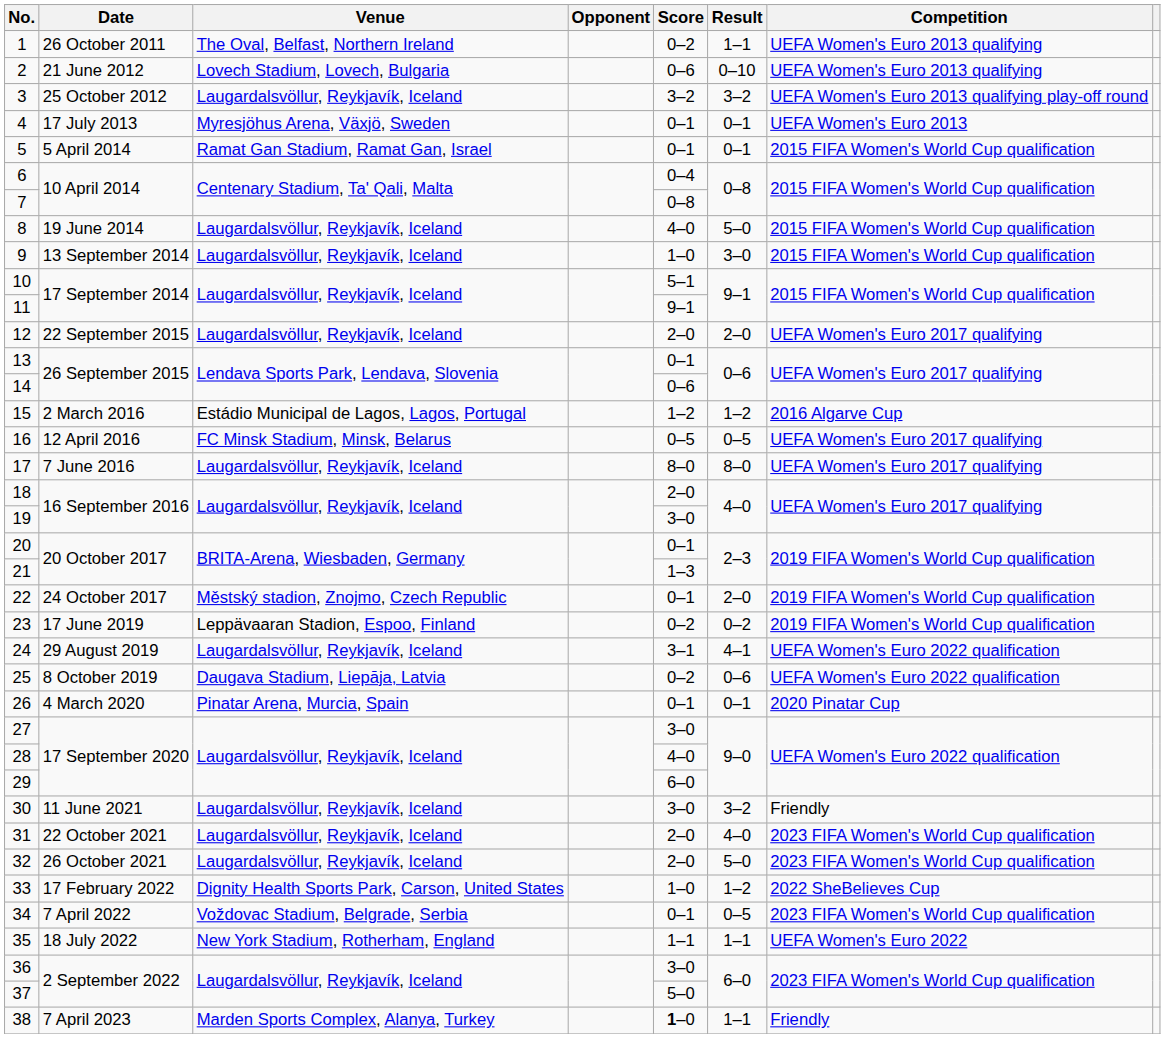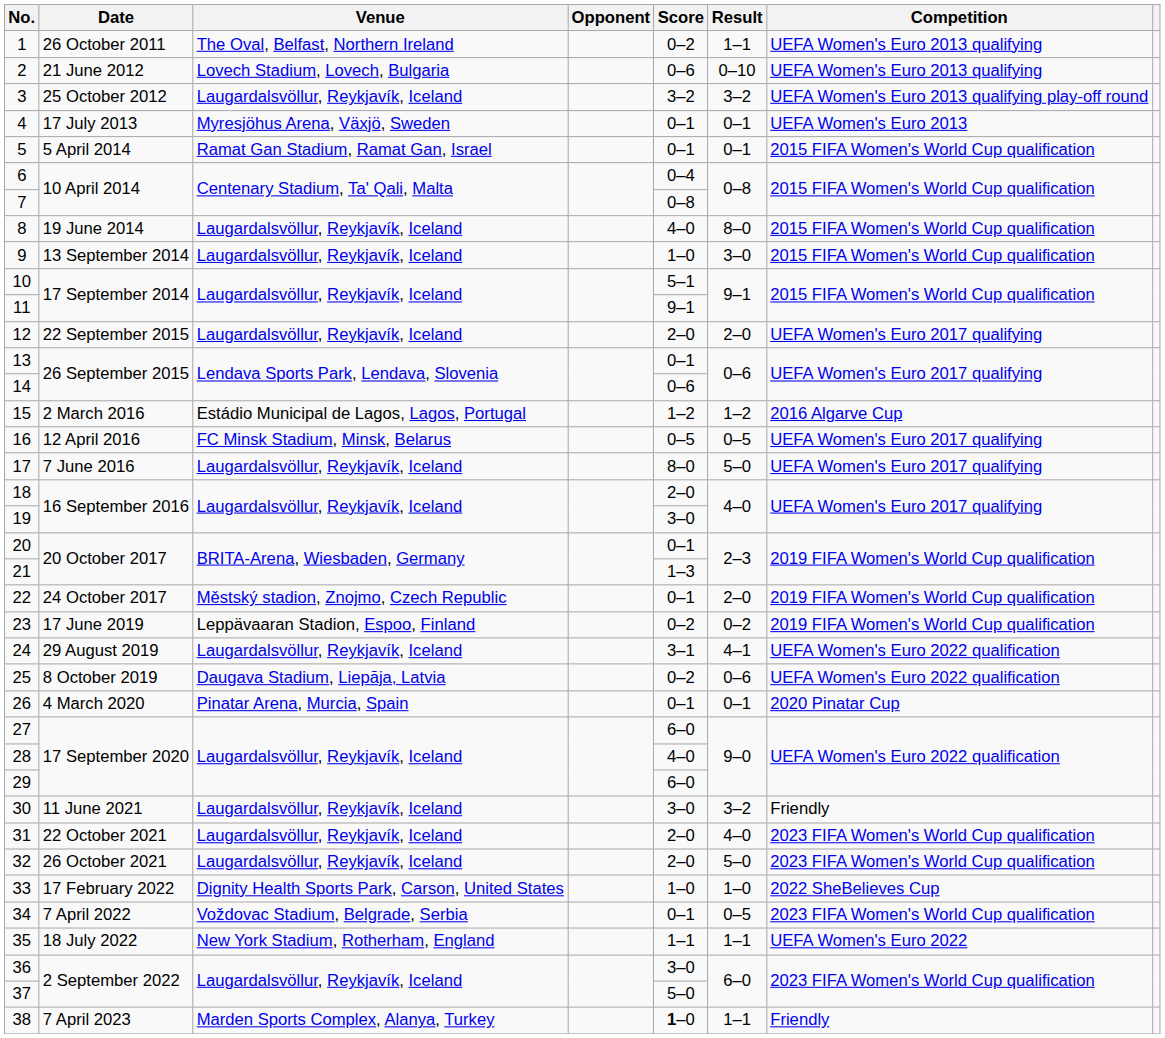(737, 228) 5–0 -> (737, 228) 8–0
(737, 466) 8–0 -> (737, 466) 5–0
(681, 730) 3–0 -> (681, 730) 6–0
(737, 888) 1–2 -> (737, 888) 1–0
